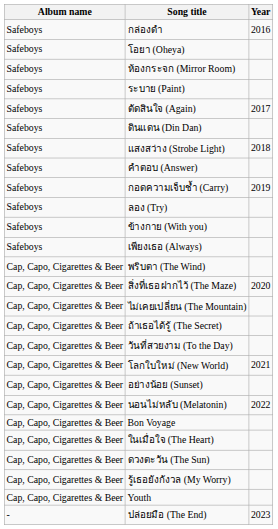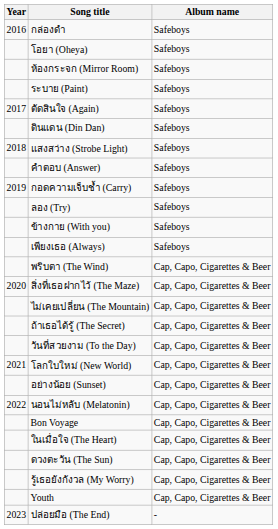columns swapped: (261, 12) <-> (65, 12)
